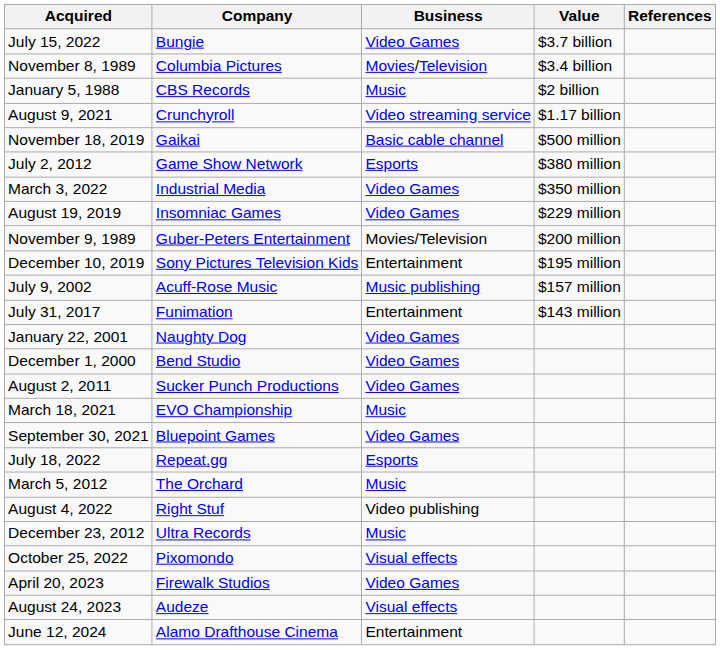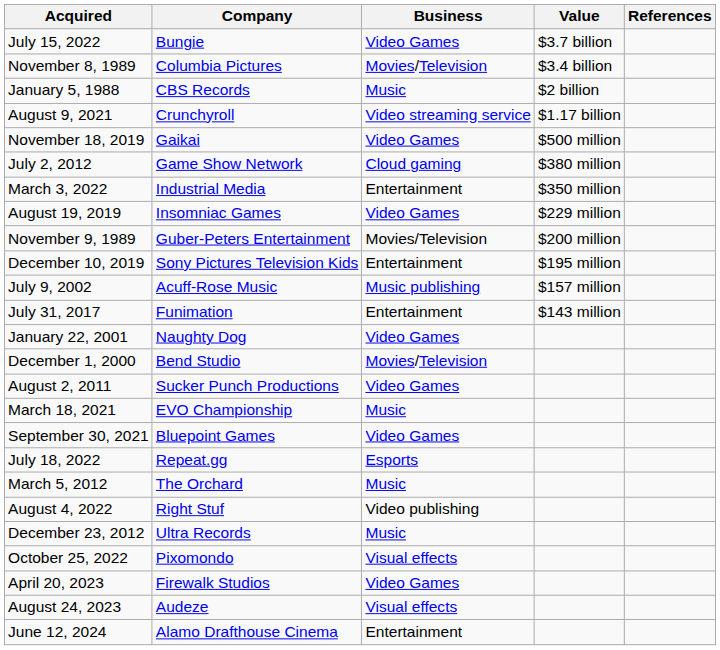(434, 139) Basic cable channel -> (412, 139) Video Games
(392, 164) Esports -> (413, 164) Cloud gaming
(412, 189) Video Games -> (414, 189) Entertainment
(412, 361) Video Games -> (426, 361) Movies/Television
